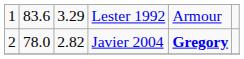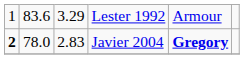(12, 41) normal -> (12, 41) bold
(71, 41) 2.82 -> (71, 41) 2.83
